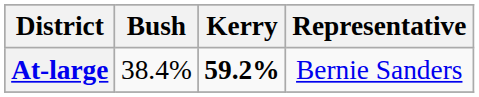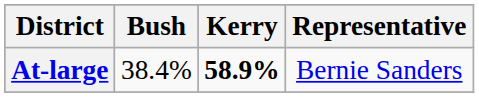(242, 69) 59.2% -> (242, 69) 58.9%
